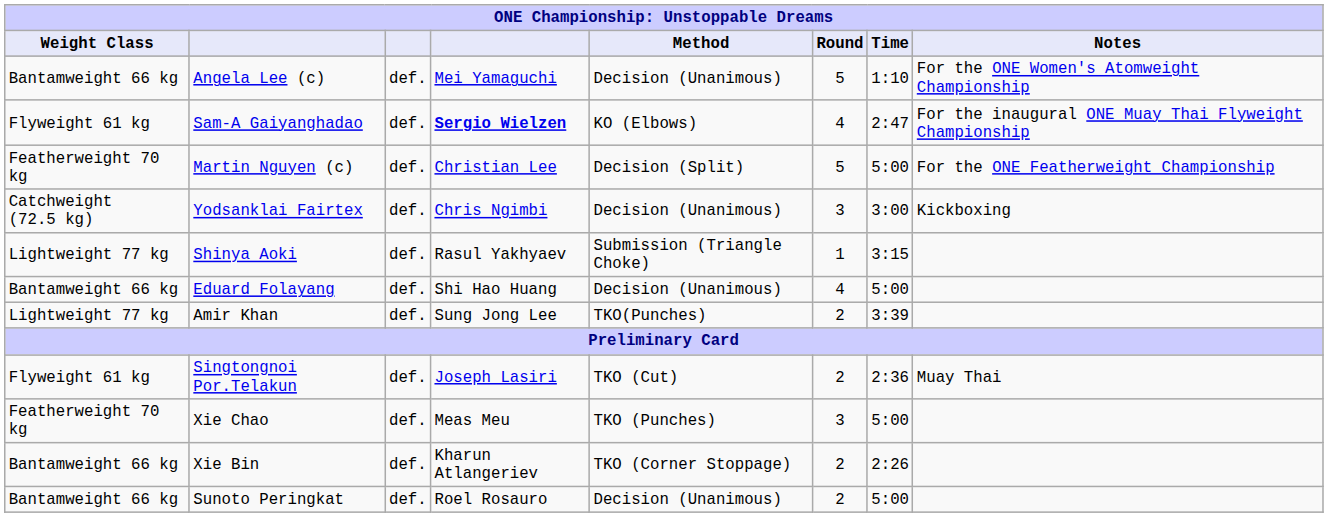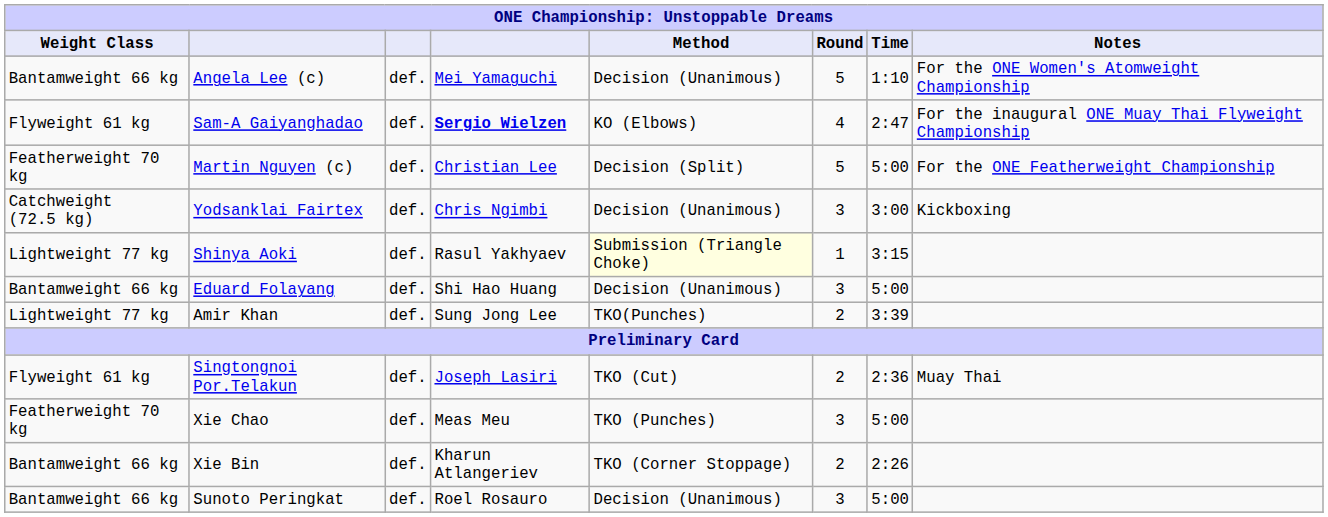(688, 255) no background -> (688, 255) lightyellow background
(840, 290) 4 -> (840, 290) 3
(840, 500) 2 -> (840, 500) 3
